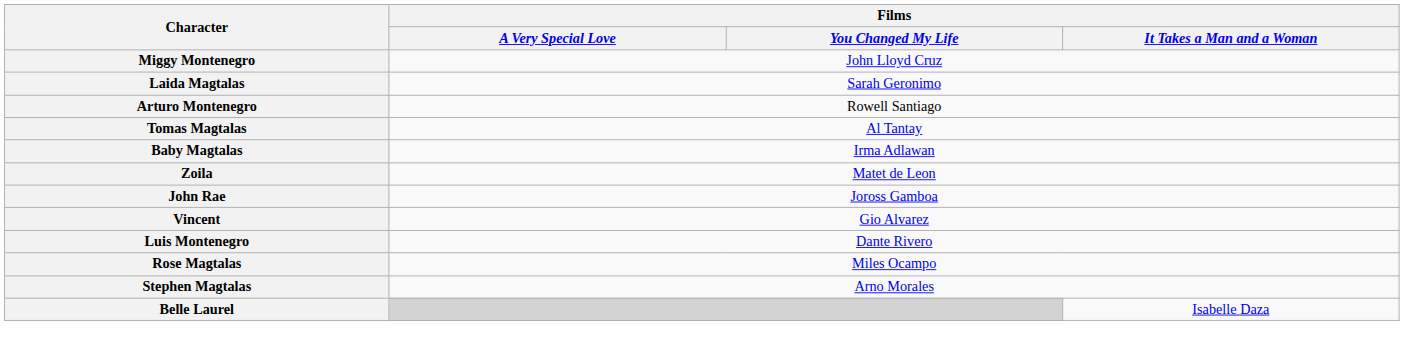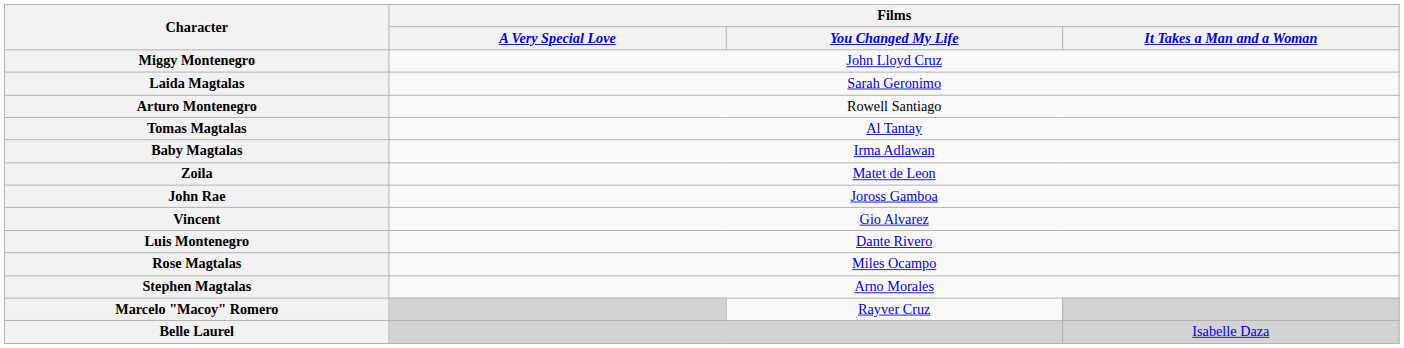+ row: (197, 309)
(1231, 309) no background -> (1231, 331) lightgrey background
